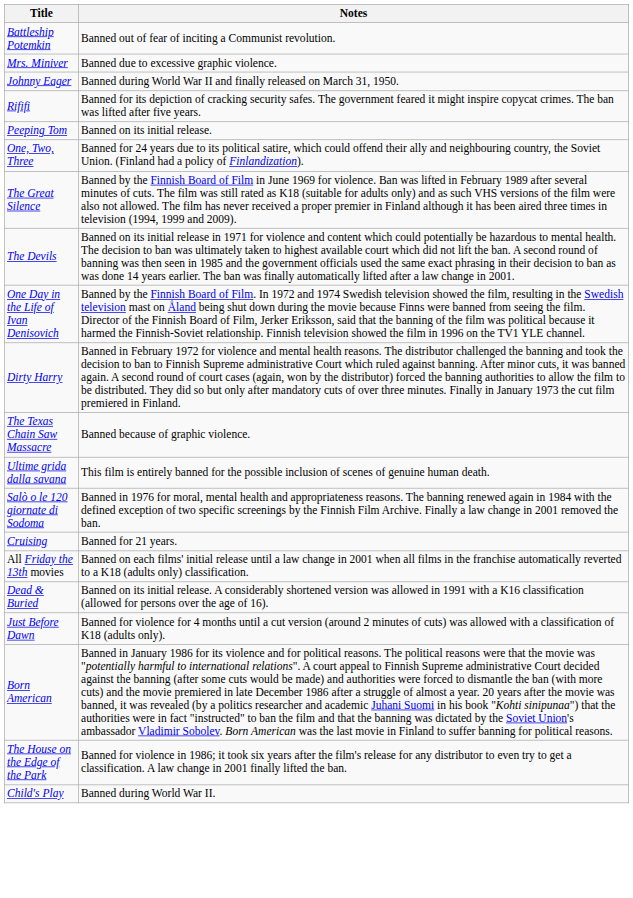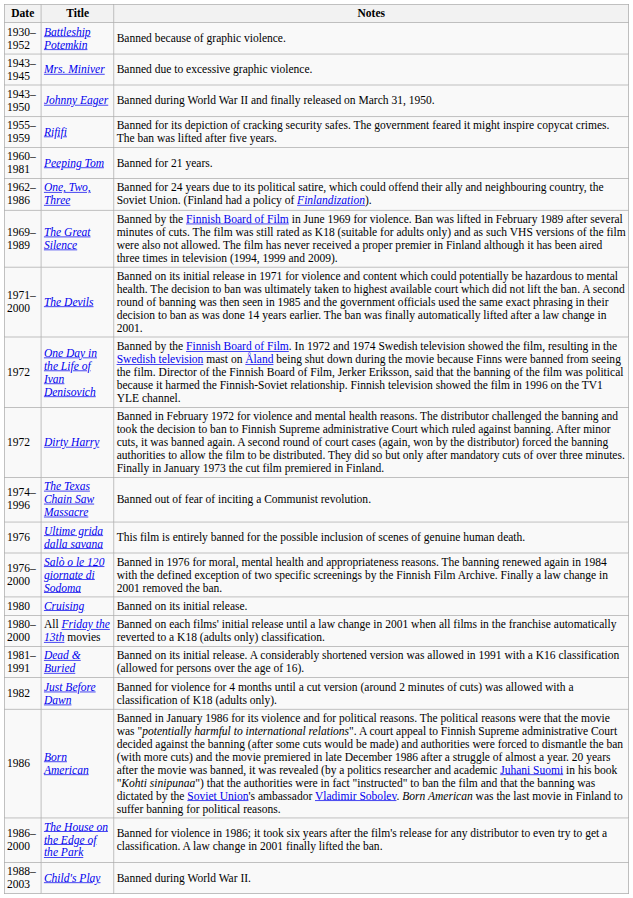+ column: (23, 13)
(208, 38) Banned out of fear of inciting a Communist revolution. -> (201, 38) Banned because of graphic violence.
(146, 130) Banned on its initial release. -> (165, 163) Banned for 21 years.
(166, 434) Banned because of graphic violence. -> (244, 499) Banned out of fear of inciting a Communist revolution.
(129, 541) Banned for 21 years. -> (182, 606) Banned on its initial release.
